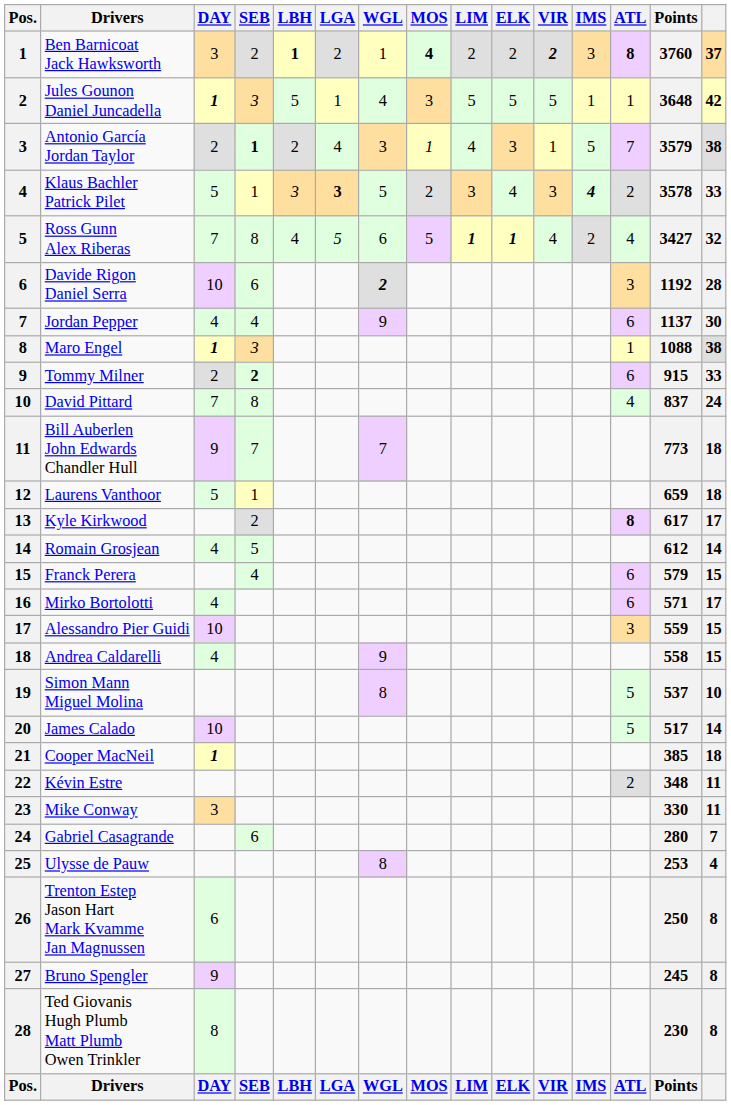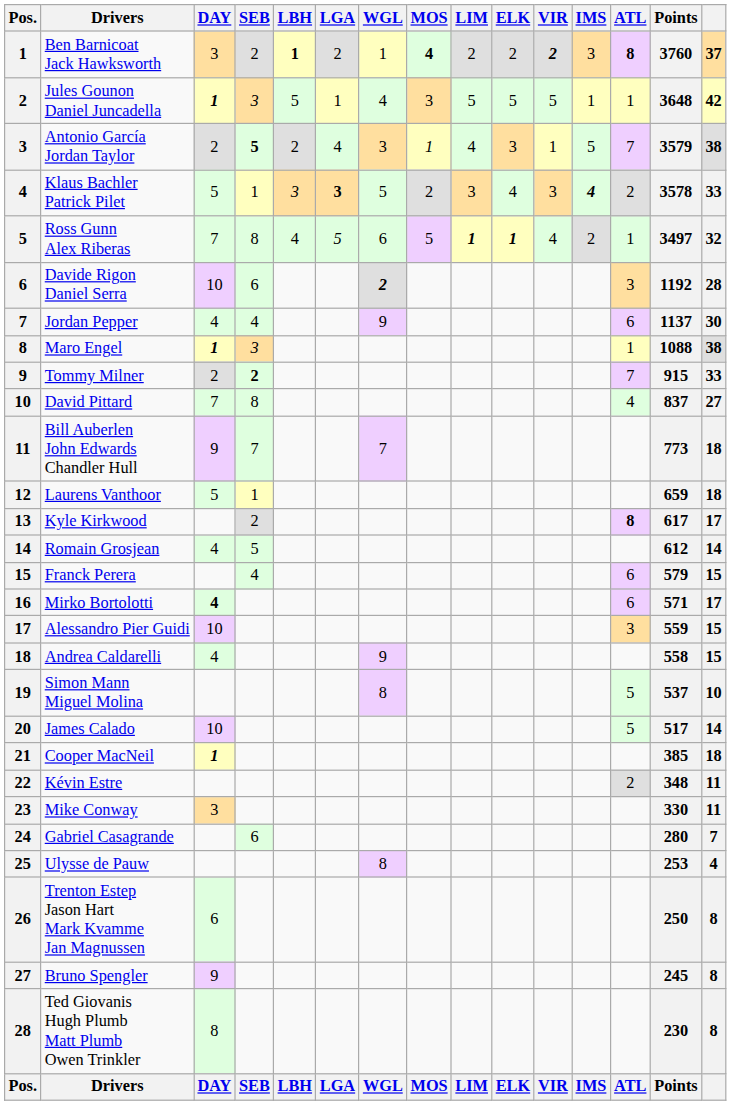(254, 146) 1 -> (254, 146) 5
(630, 238) 4 -> (630, 238) 1
(676, 238) 3427 -> (676, 238) 3497
(630, 375) 6 -> (630, 375) 7
(714, 402) 24 -> (714, 402) 27
(214, 601) normal -> (214, 601) bold
